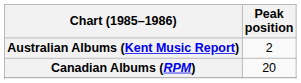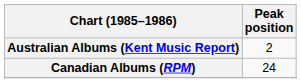(269, 68) 20 -> (269, 68) 24
